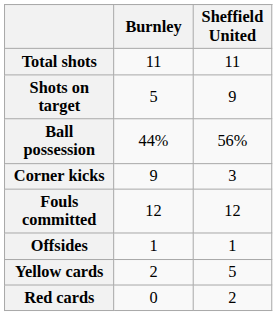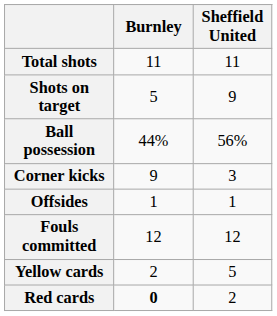rows swapped: (59, 211) <-> (59, 246)
(153, 297) normal -> (153, 297) bold
